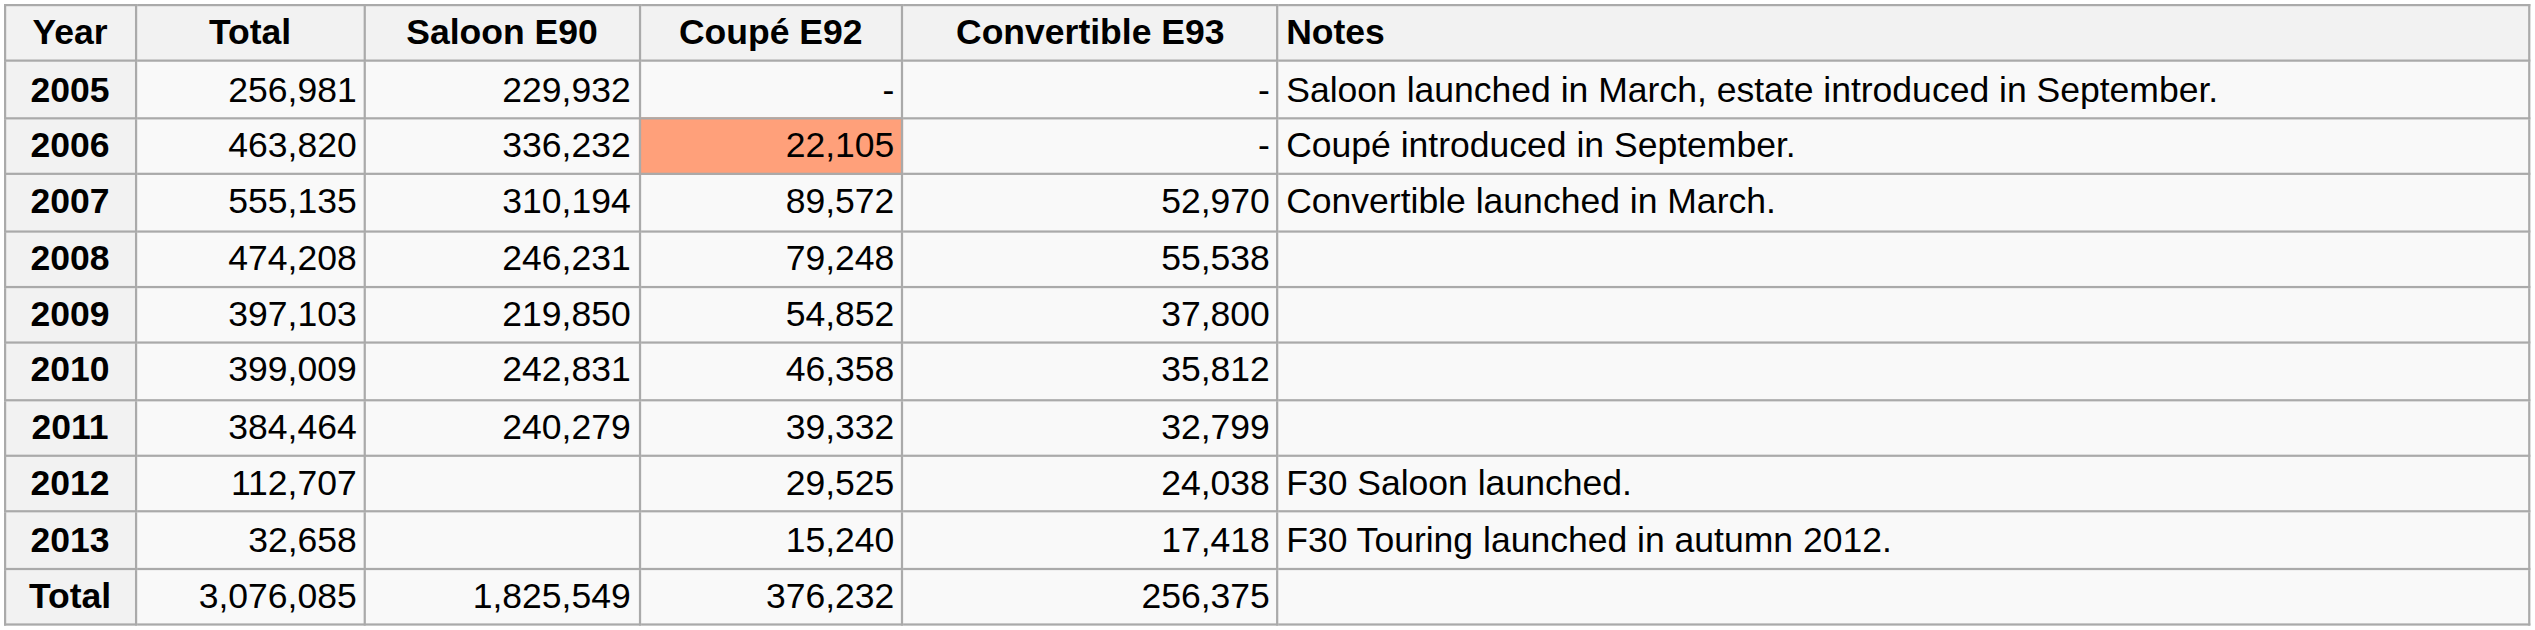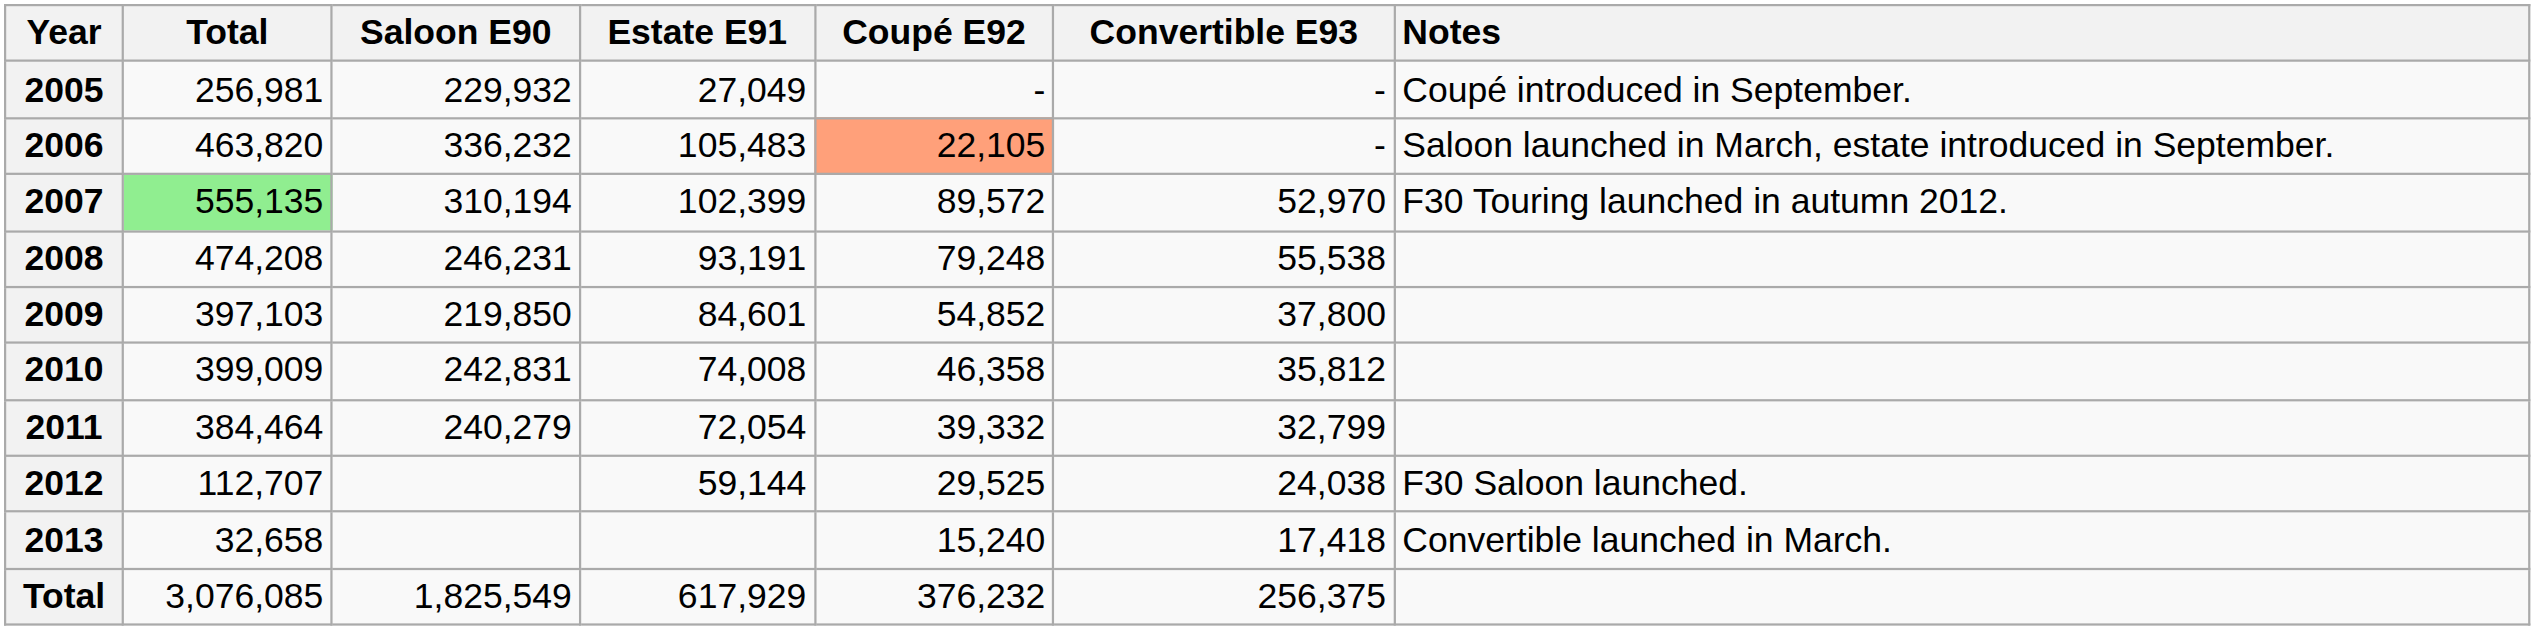+ column: (697, 32)
(1752, 88) Saloon launched in March, estate introduced in September. -> (1657, 88) Coupé introduced in September.
(1541, 145) Coupé introduced in September. -> (1868, 145) Saloon launched in March, estate introduced in September.
(293, 201) no background -> (259, 201) lightgreen background
(1531, 201) Convertible launched in March. -> (1705, 201) F30 Touring launched in autumn 2012.
(1589, 539) F30 Touring launched in autumn 2012. -> (1647, 539) Convertible launched in March.
